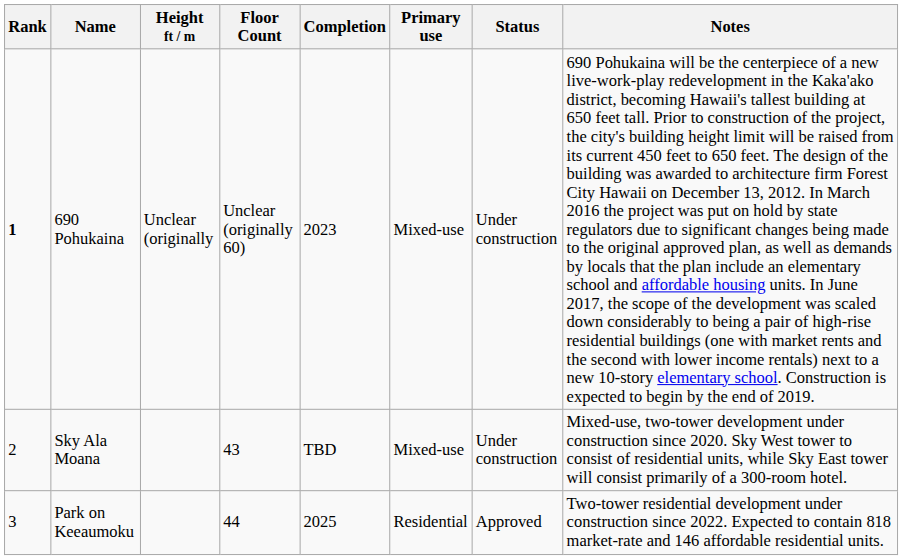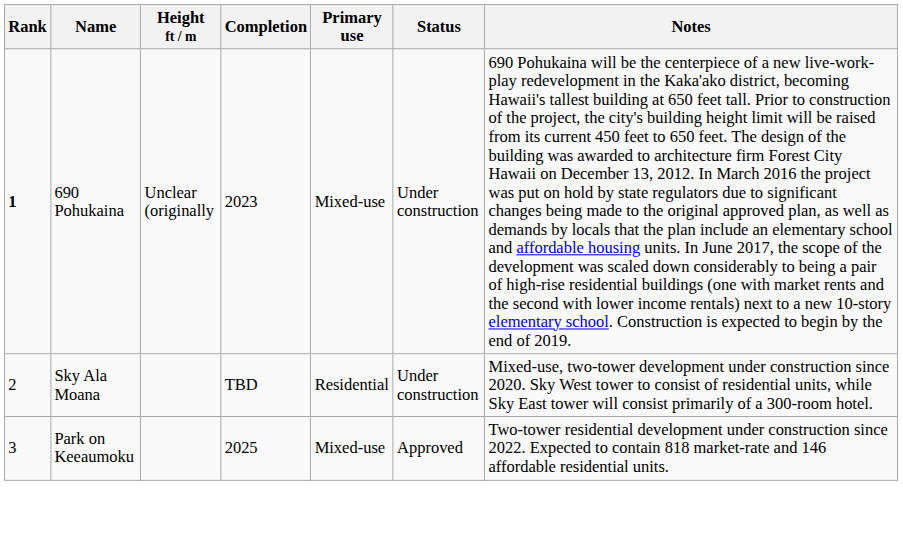- column: (260, 26)
(429, 449) Mixed-use -> (352, 385) Residential
(431, 522) Residential -> (350, 448) Mixed-use
